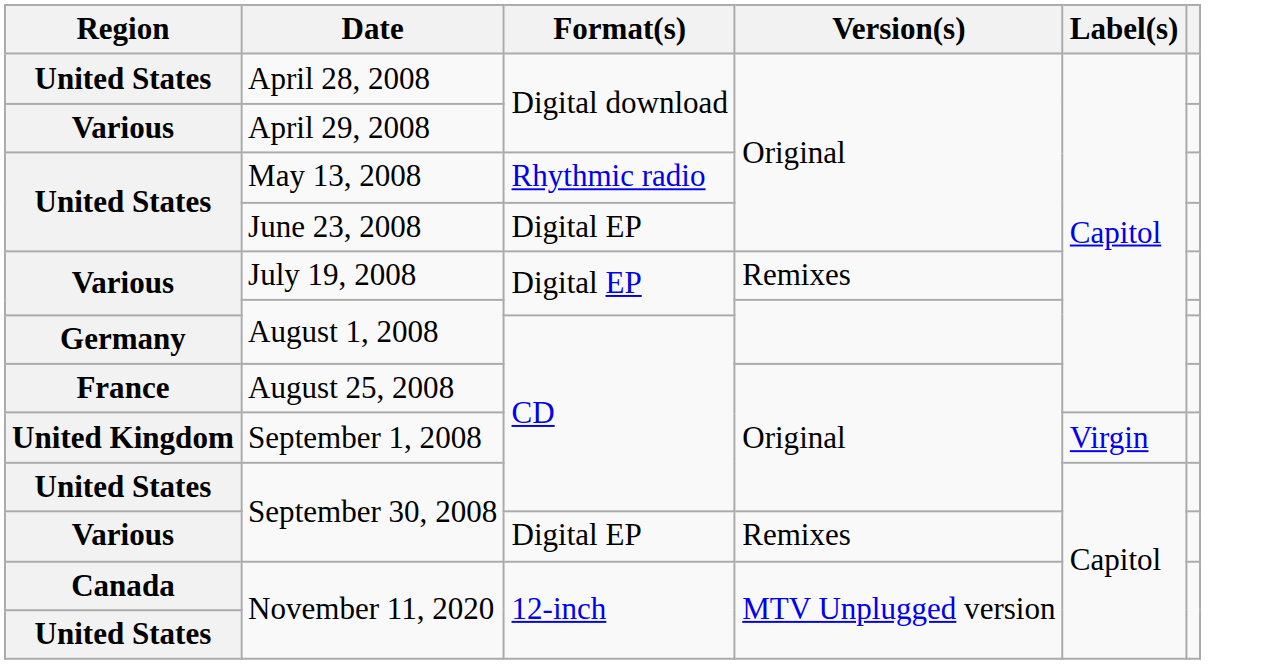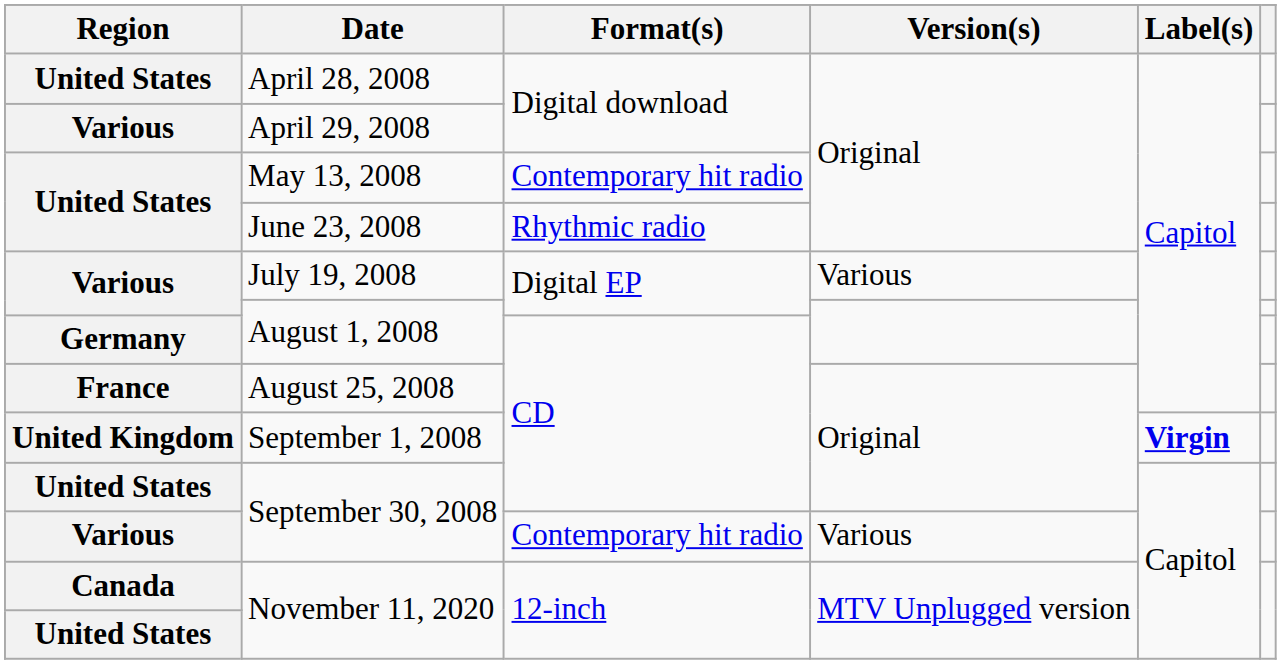(609, 176) Rhythmic radio -> (657, 176) Contemporary hit radio
(577, 226) Digital EP -> (609, 226) Rhythmic radio
(797, 275) Remixes -> (865, 275) Various
(1109, 437) normal -> (1187, 437) bold
(577, 535) Digital EP -> (657, 535) Contemporary hit radio
(797, 535) Remixes -> (865, 535) Various
